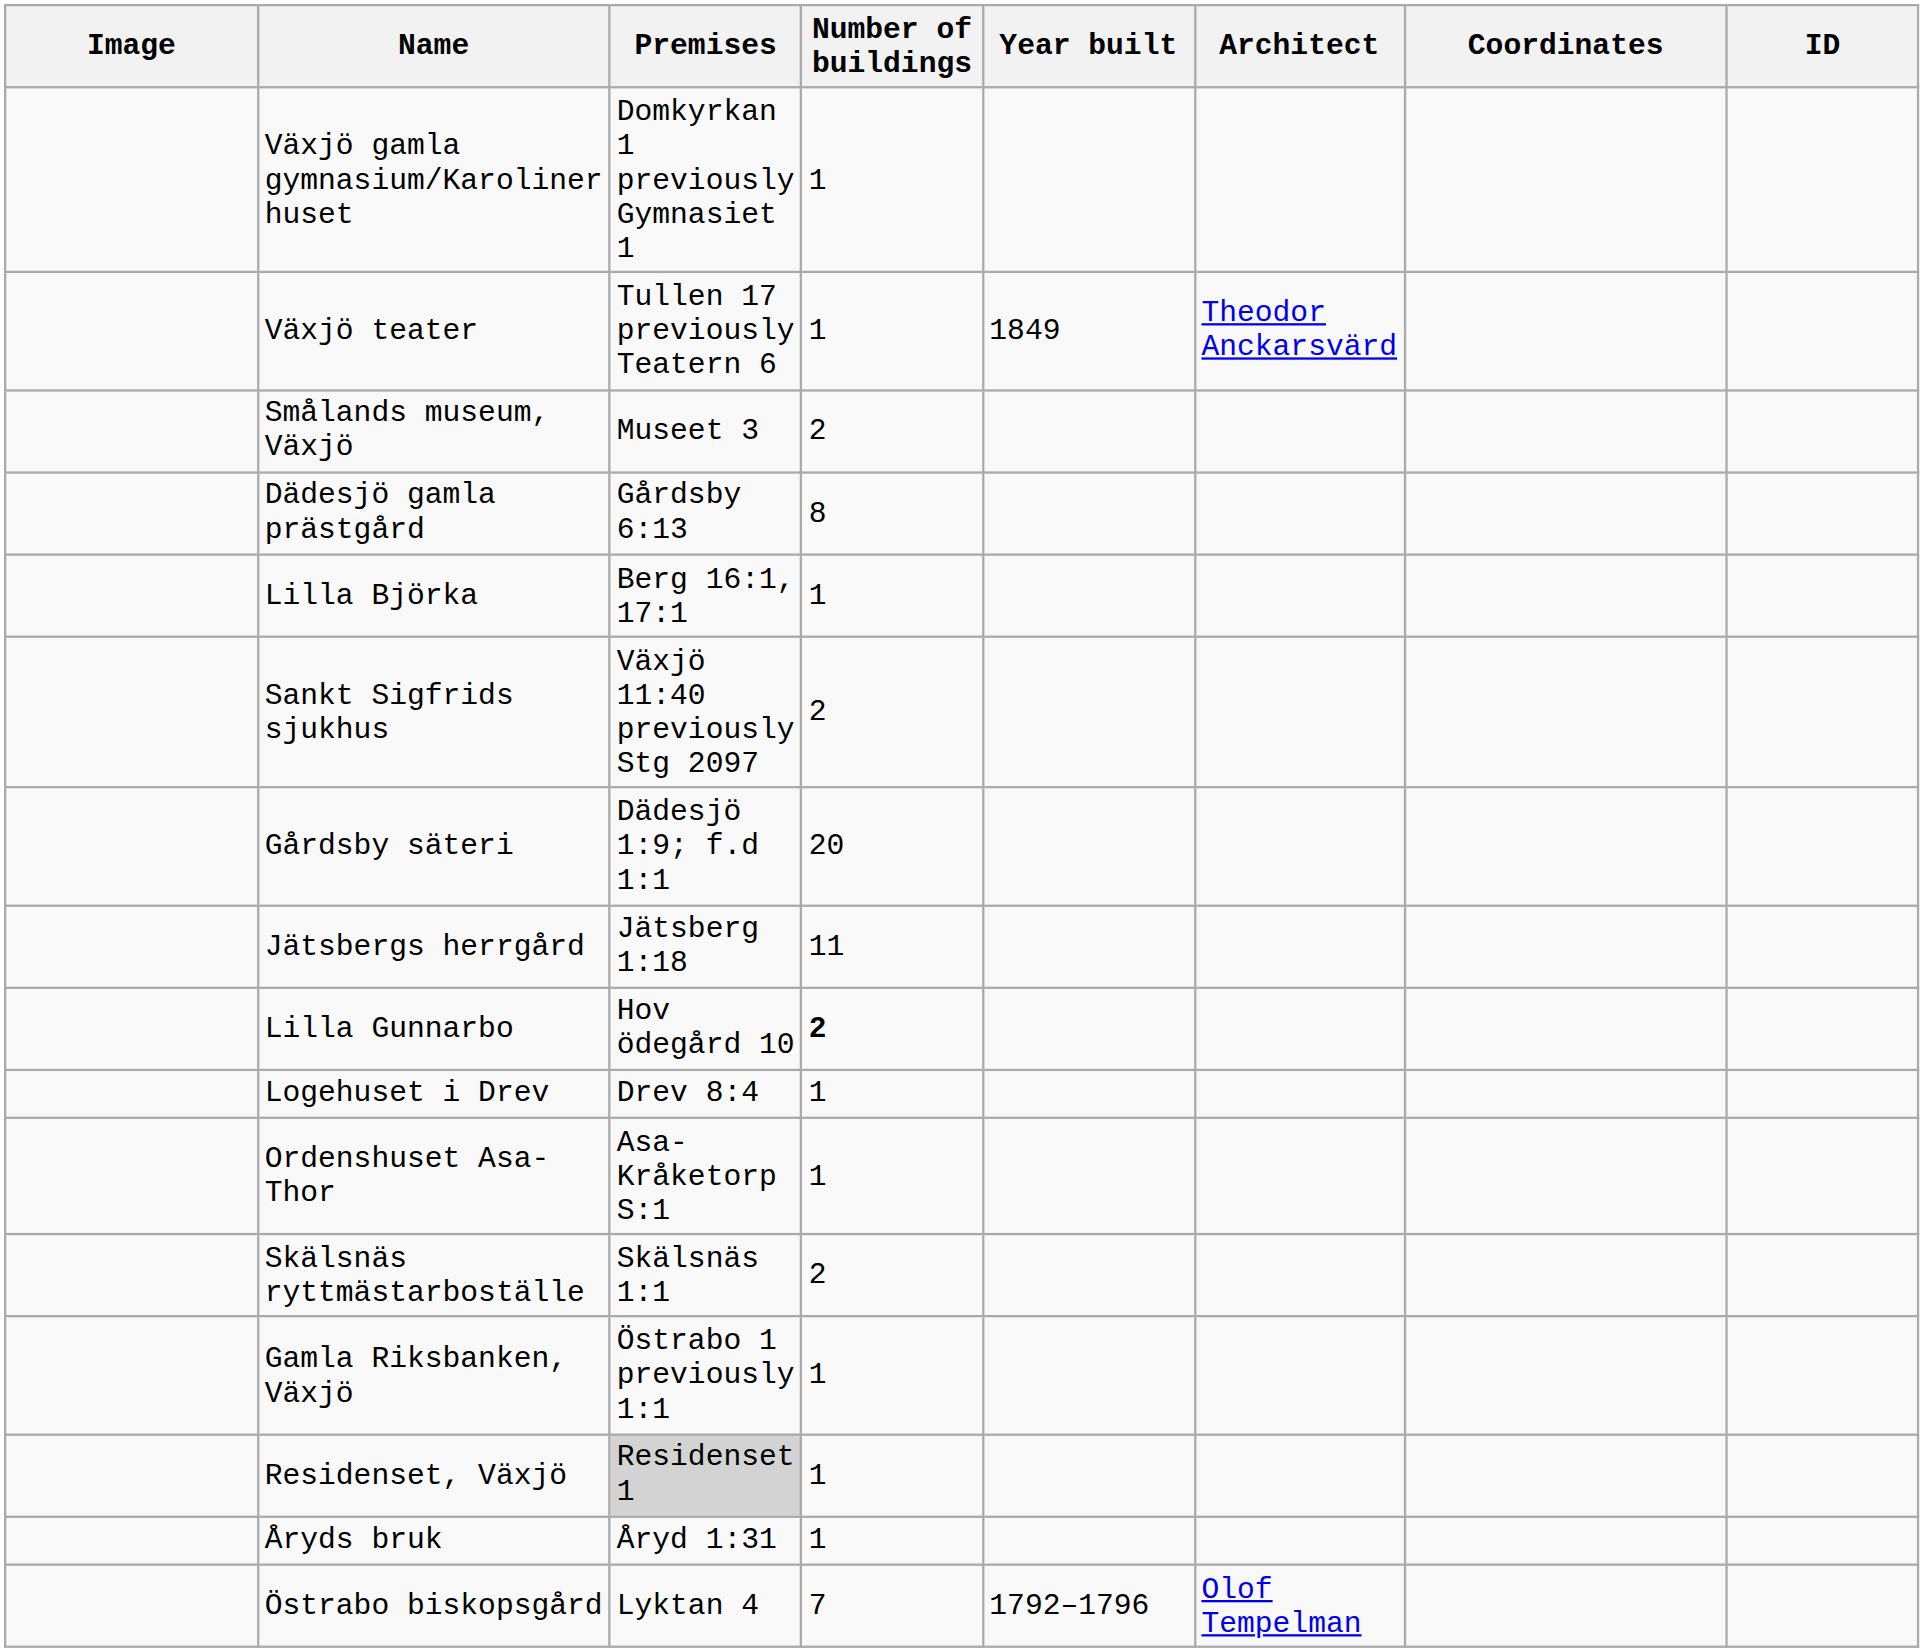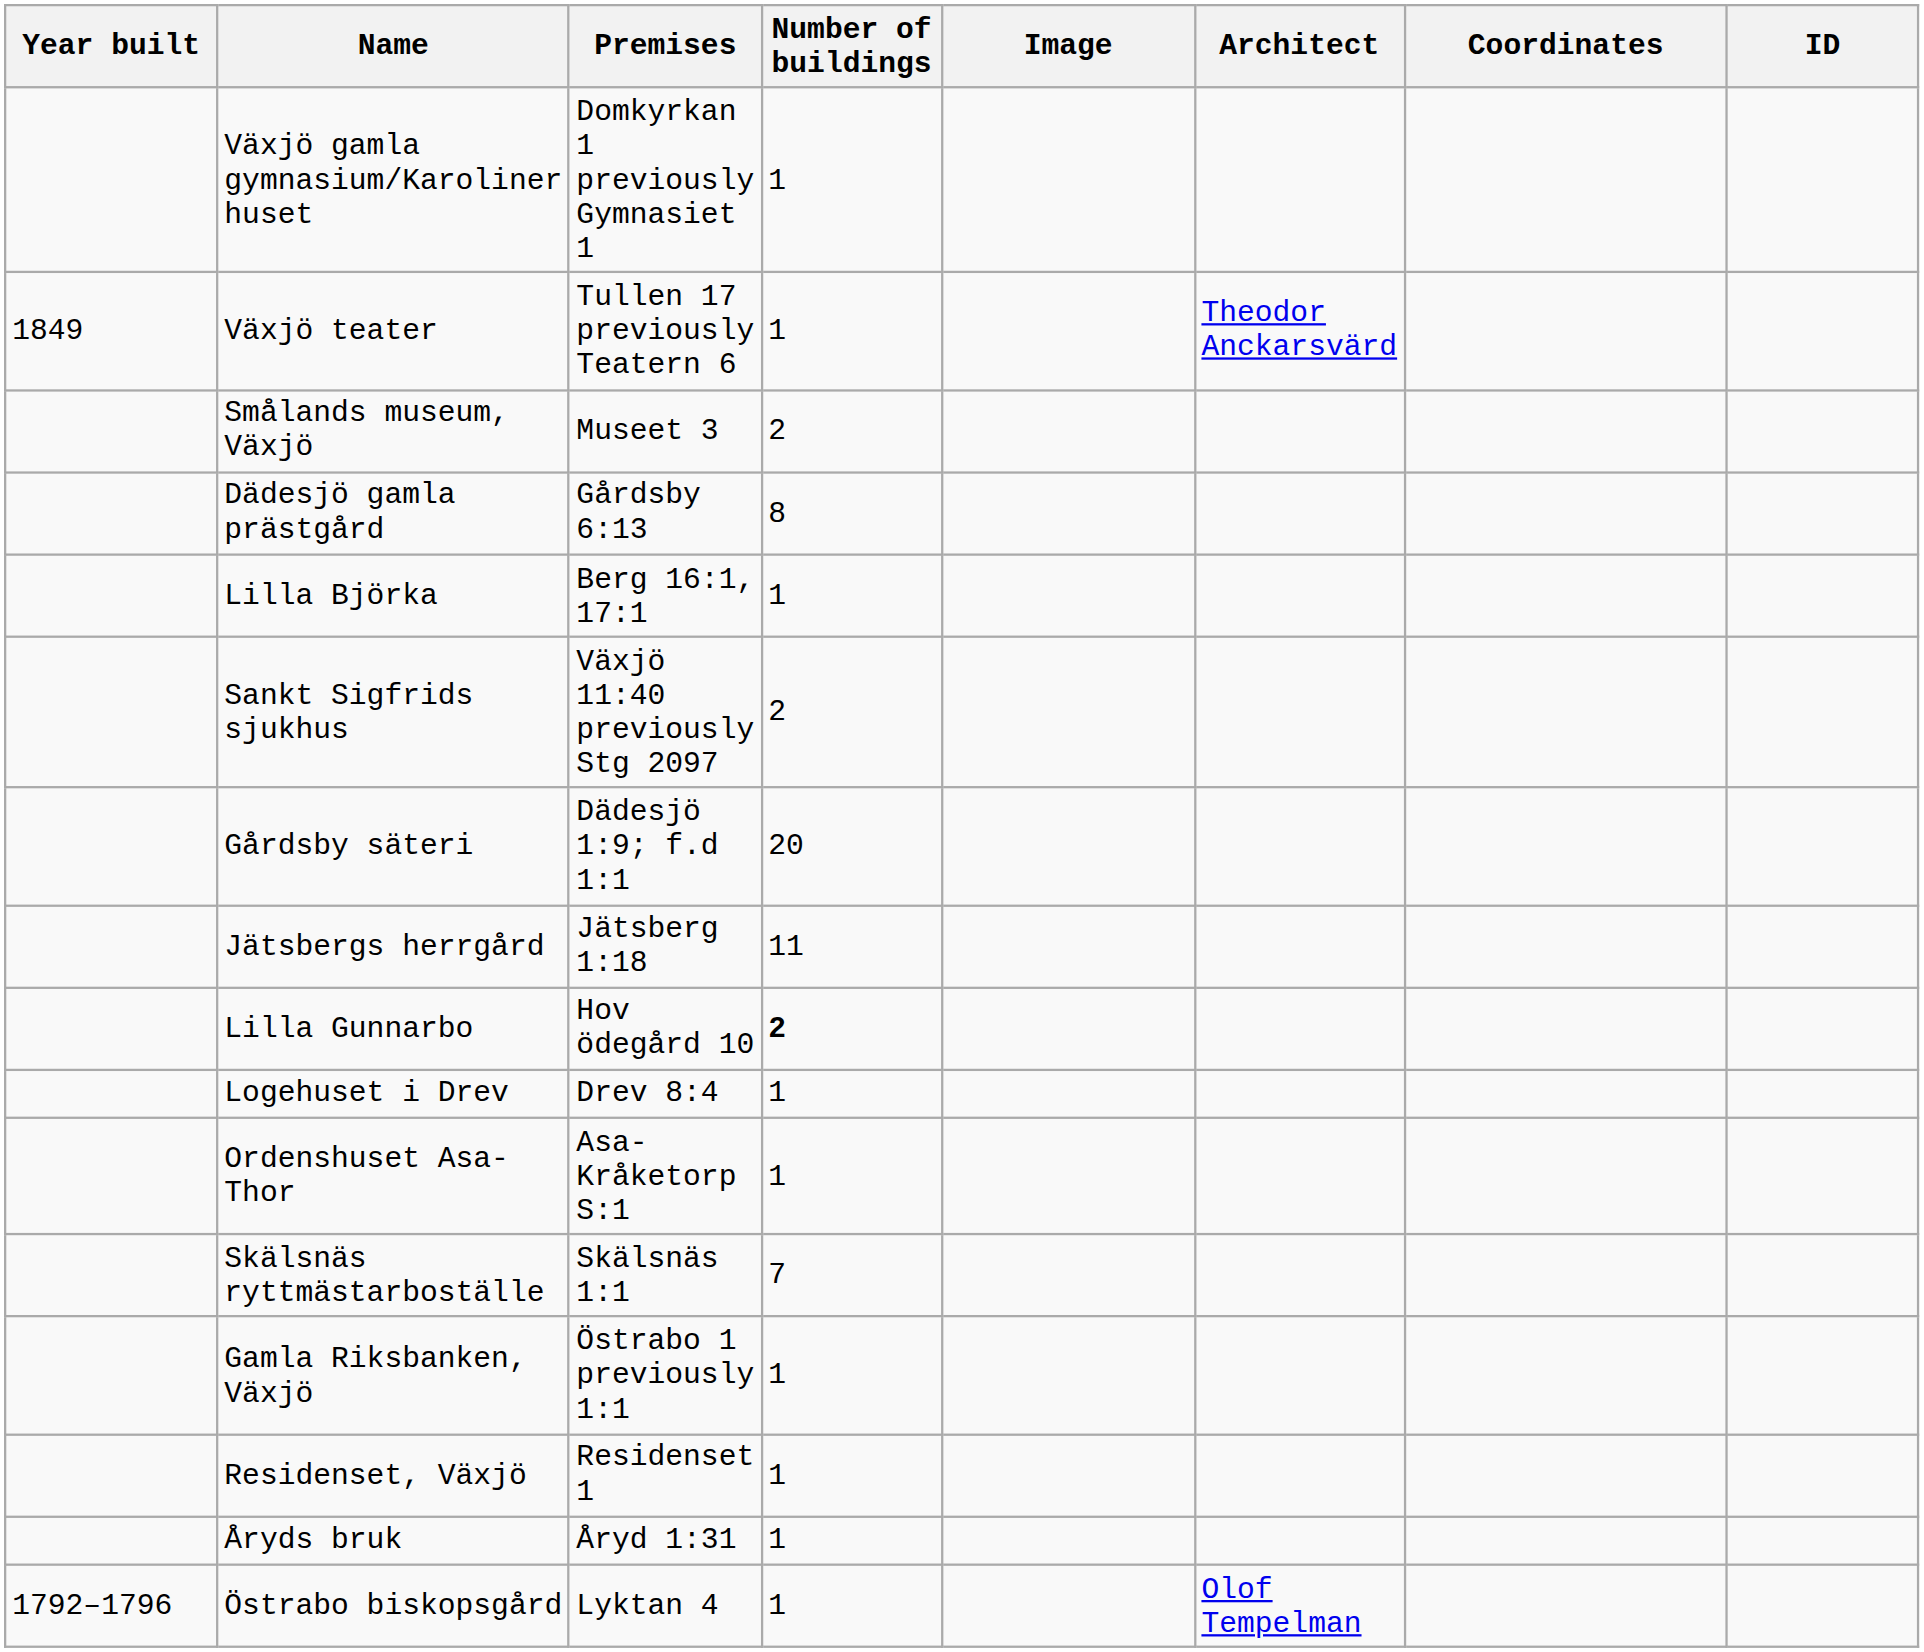columns swapped: (131, 46) <-> (1088, 46)
(818, 1276) 2 -> (777, 1276) 7
(706, 1475) lightgrey background -> (665, 1475) no background
(818, 1606) 7 -> (777, 1606) 1
